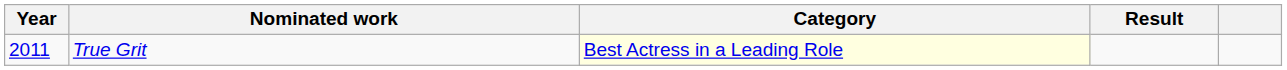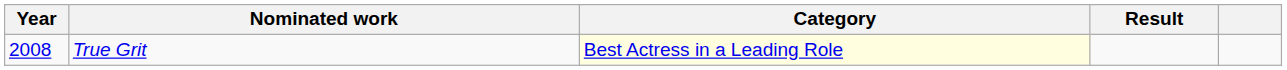(29, 49) 2011 -> (30, 49) 2008
